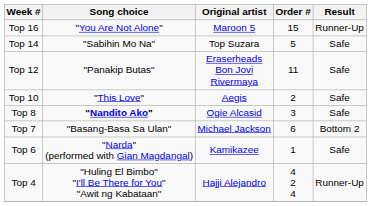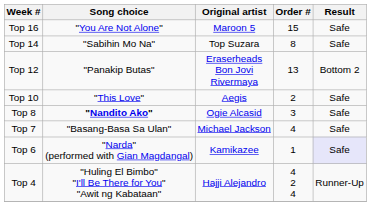(340, 28) Runner-Up -> (340, 28) Safe
(293, 43) 5 -> (293, 43) 8
(293, 70) 11 -> (293, 70) 13
(340, 70) Safe -> (340, 70) Bottom 2
(293, 129) 6 -> (293, 129) 4
(340, 129) Bottom 2 -> (340, 129) Safe
(340, 150) no background -> (340, 150) lavender background
